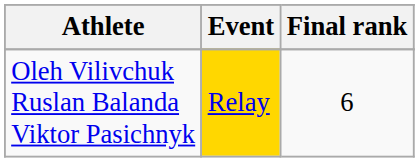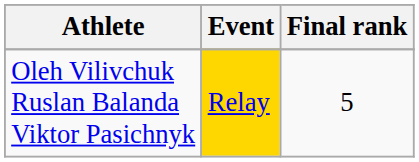(347, 102) 6 -> (347, 102) 5
